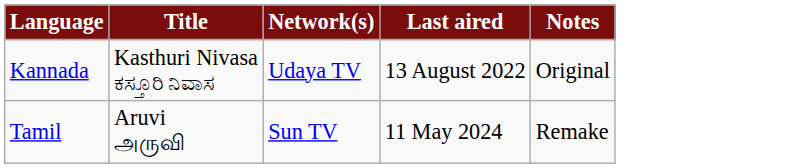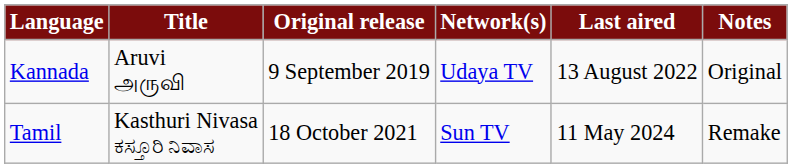+ column: (349, 22)
(186, 69) Kasthuri Nivasa ಕಸ್ತೂರಿ ನಿವಾಸ -> (149, 69) Aruvi அருவி
(149, 130) Aruvi அருவி -> (186, 132) Kasthuri Nivasa ಕಸ್ತೂರಿ ನಿವಾಸ
